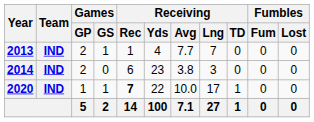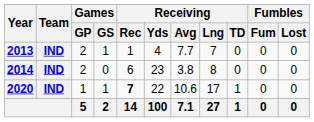(213, 70) 3 -> (213, 70) 8
(185, 88) 10.0 -> (185, 88) 10.6
